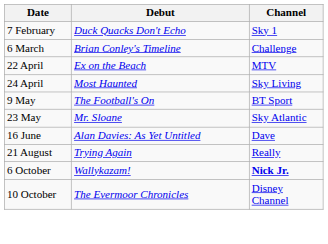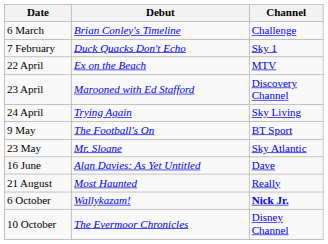rows swapped: (31, 30) <-> (25, 48)
+ row: (25, 89)
(106, 83) Most Haunted -> (103, 113) Trying Again
(103, 153) Trying Again -> (106, 183) Most Haunted
